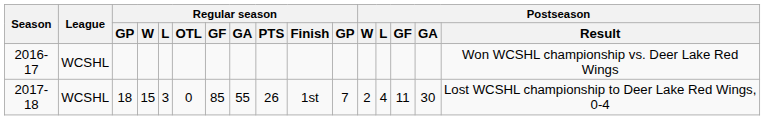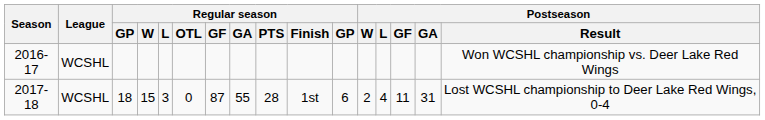(217, 98) 85 -> (217, 98) 87
(271, 98) 26 -> (271, 98) 28
(345, 98) 7 -> (345, 98) 6
(428, 98) 30 -> (428, 98) 31
